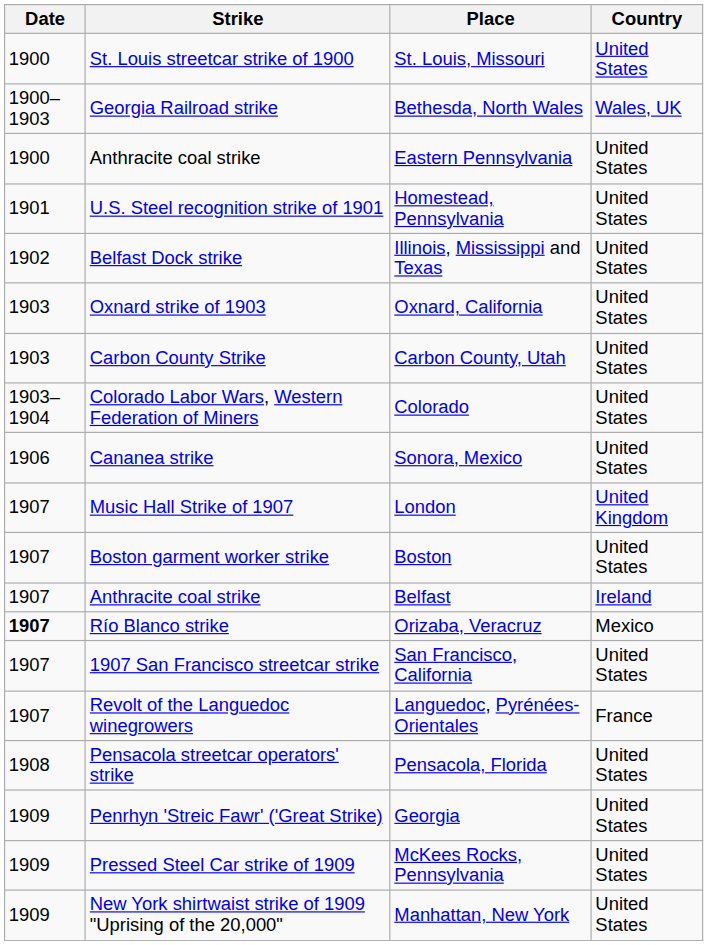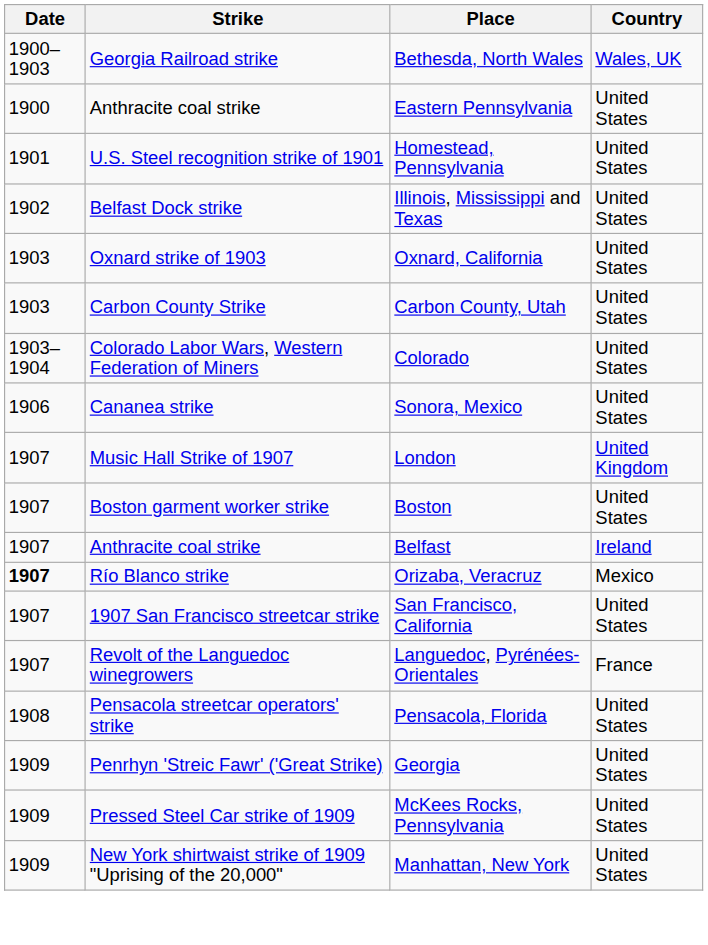- row: (469, 58)
